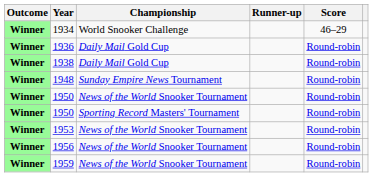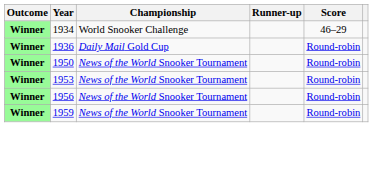- row: (63, 63)
- row: (63, 79)
- row: (63, 113)
